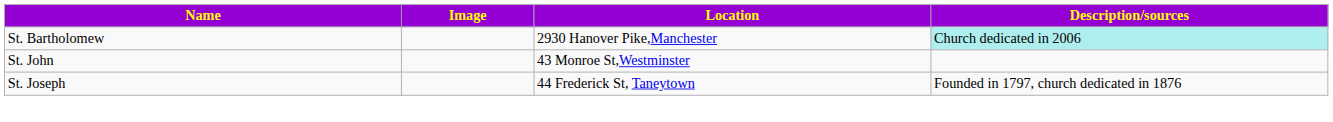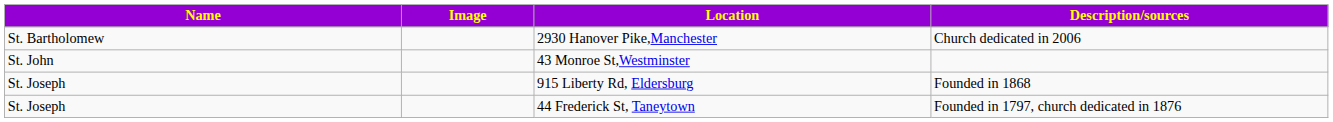(1007, 38) paleturquoise background -> (1007, 38) no background
+ row: (615, 83)
